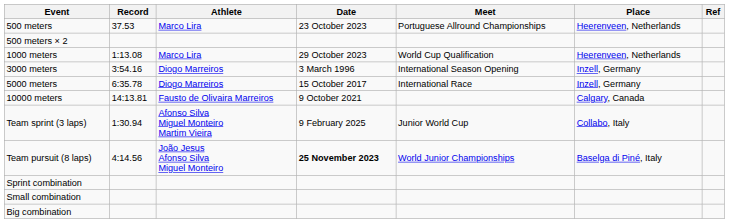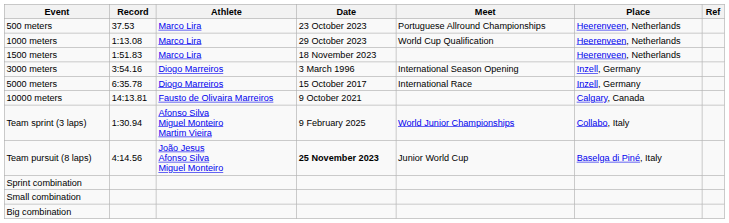- row: (37, 41)
+ row: (32, 55)
(433, 123) Junior World Cup -> (456, 123) World Junior Championships
(456, 158) World Junior Championships -> (433, 158) Junior World Cup
